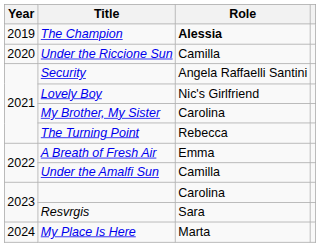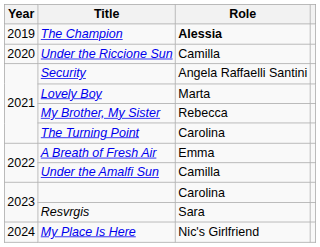(219, 93) Nic's Girlfriend -> (194, 93) Marta
(202, 113) Carolina -> (203, 113) Rebecca
(203, 133) Rebecca -> (202, 133) Carolina
(194, 232) Marta -> (219, 232) Nic's Girlfriend
